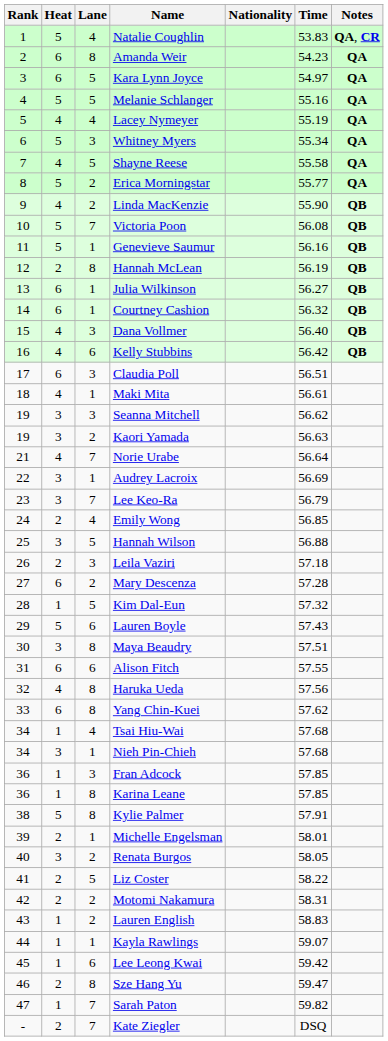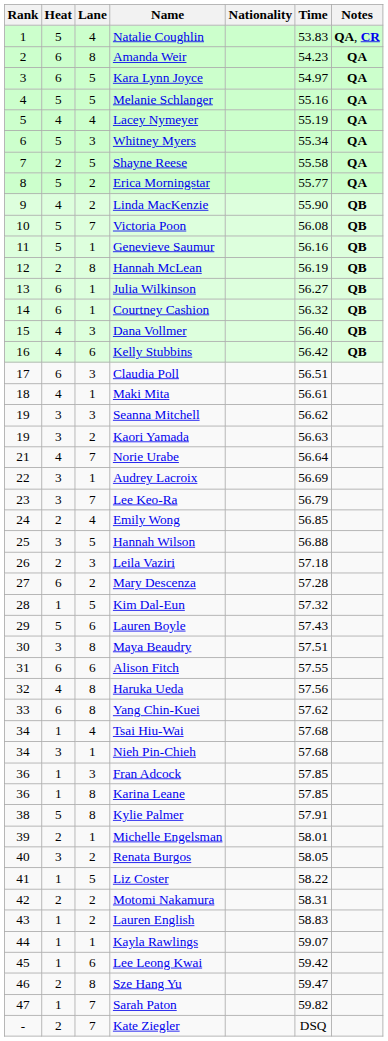(58, 162) 4 -> (58, 162) 2
(58, 878) 2 -> (58, 878) 1
